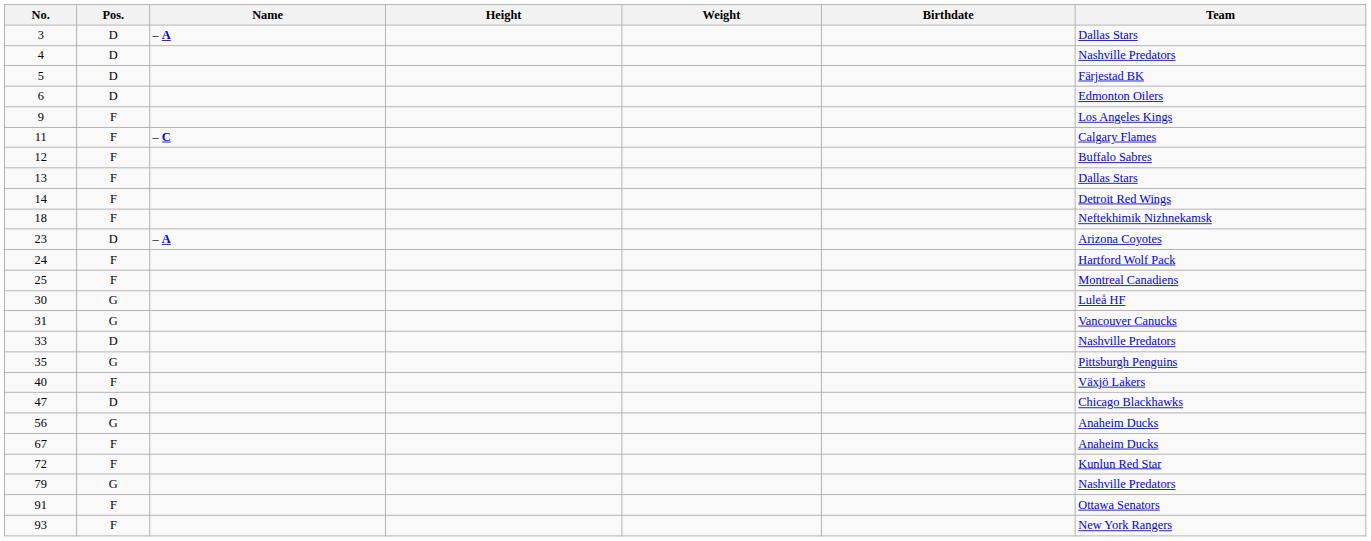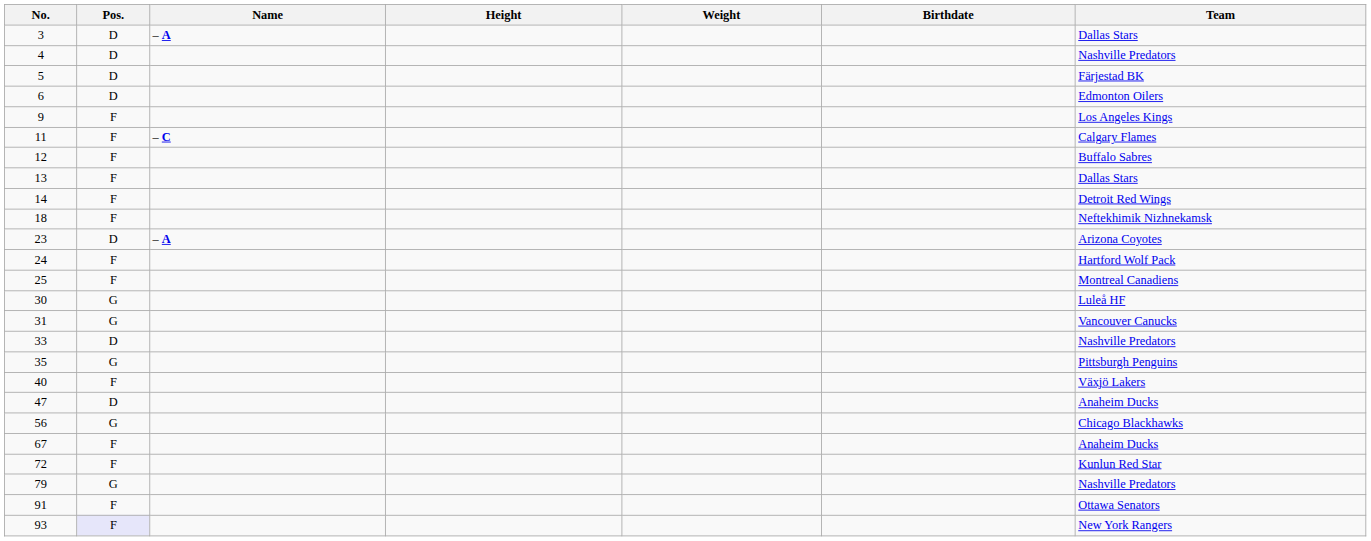(1131, 403) Chicago Blackhawks -> (1118, 403) Anaheim Ducks
(1118, 423) Anaheim Ducks -> (1131, 423) Chicago Blackhawks
(113, 525) no background -> (113, 525) lavender background
